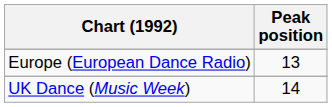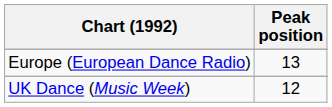(291, 89) 14 -> (291, 89) 12
